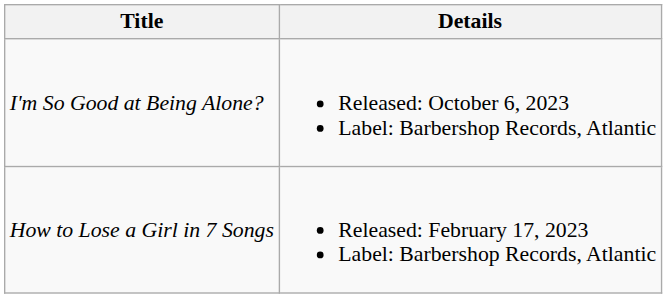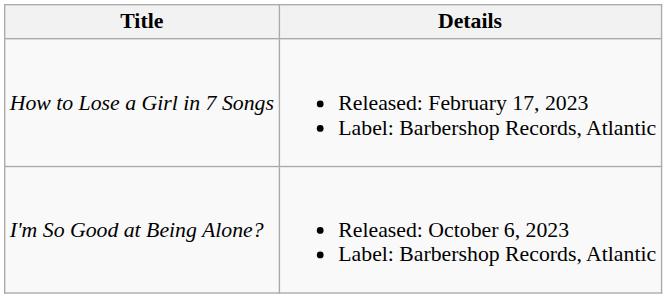rows swapped: (137, 102) <-> (142, 229)
